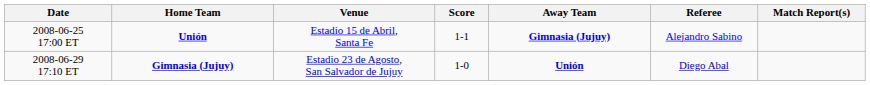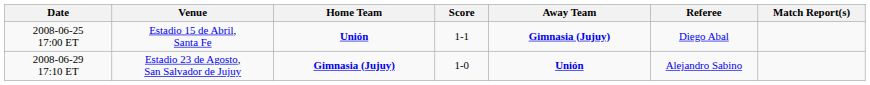columns swapped: (354, 13) <-> (193, 13)
(704, 36) Alejandro Sabino -> (704, 36) Diego Abal
(704, 65) Diego Abal -> (704, 65) Alejandro Sabino
